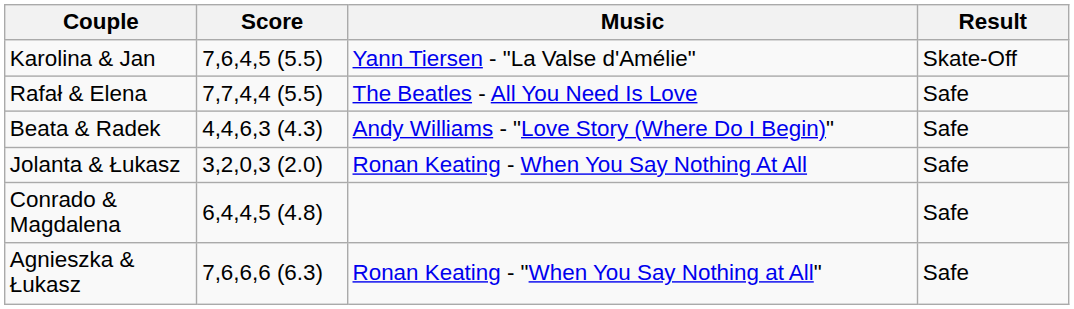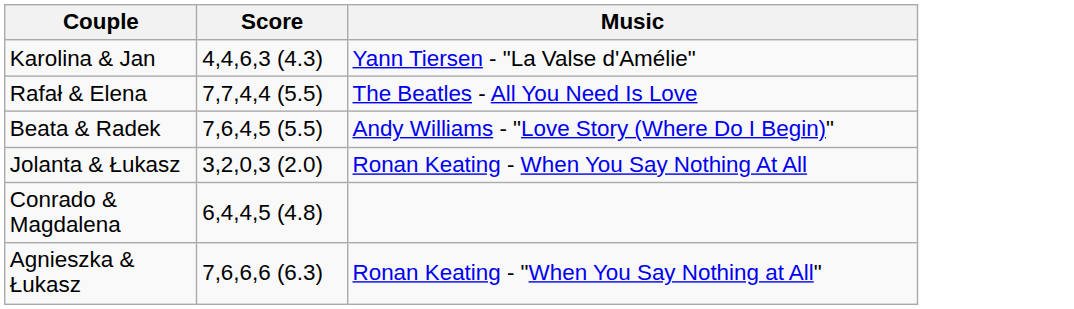- column: (993, 22)
(263, 57) 7,6,4,5 (5.5) -> (263, 57) 4,4,6,3 (4.3)
(263, 128) 4,4,6,3 (4.3) -> (263, 128) 7,6,4,5 (5.5)
